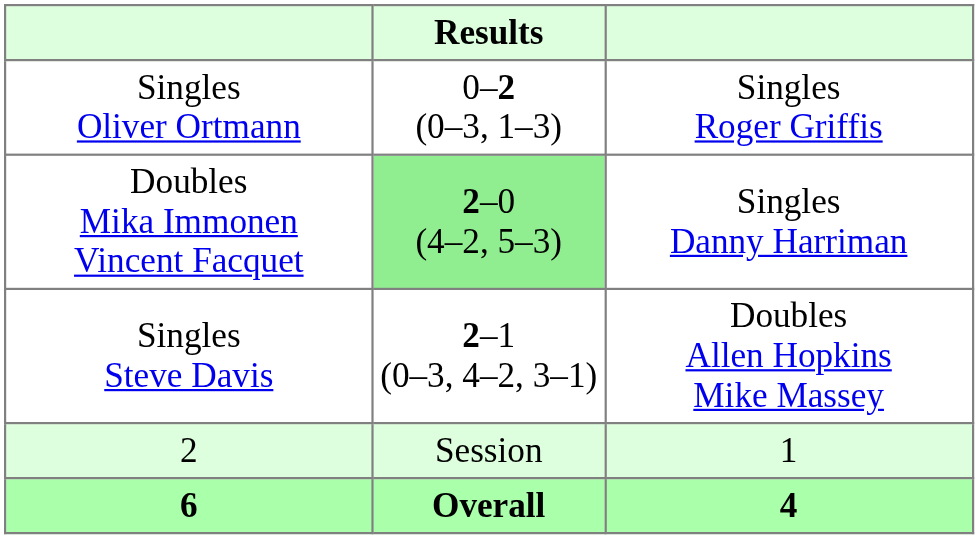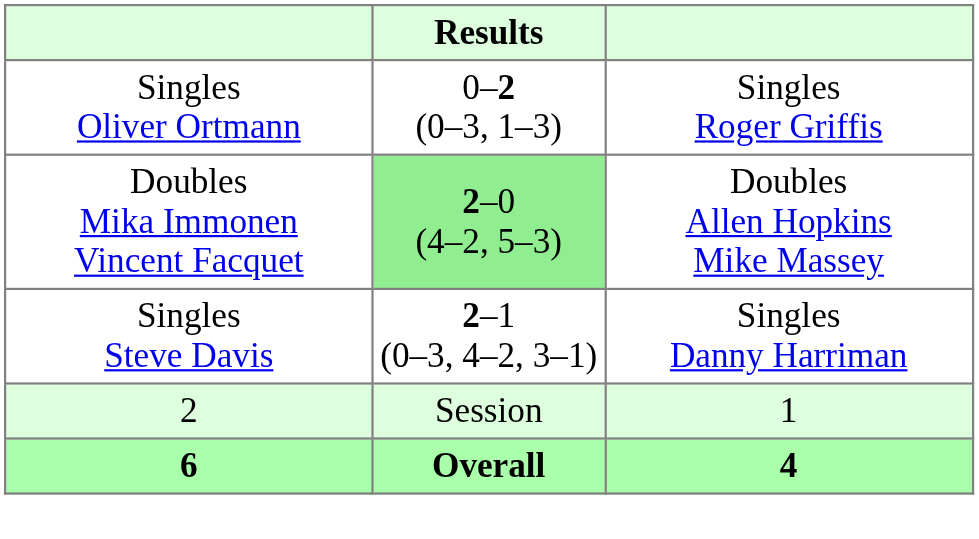(789, 221) Singles Danny Harriman -> (789, 221) Doubles Allen Hopkins Mike Massey
(789, 355) Doubles Allen Hopkins Mike Massey -> (789, 335) Singles Danny Harriman
